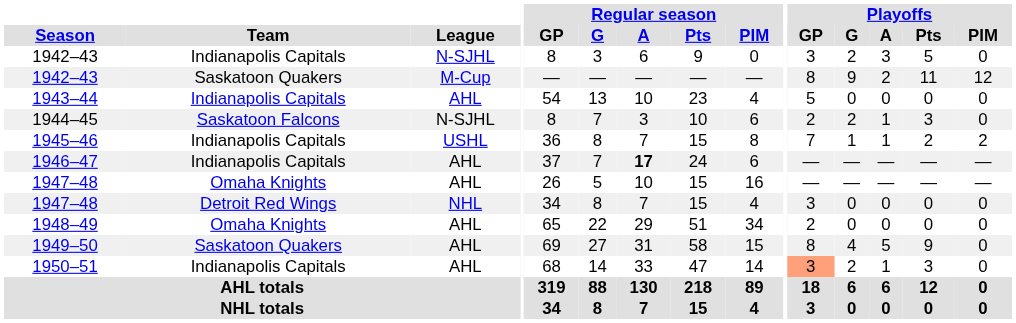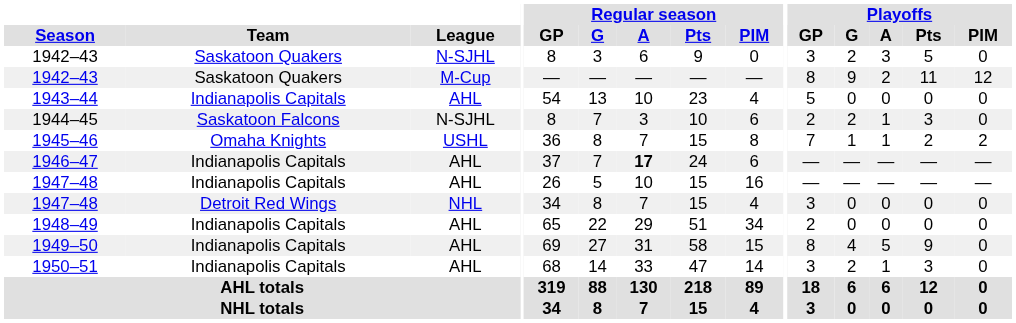(268, 56) Indianapolis Capitals -> (268, 56) Saskatoon Quakers
(268, 140) Indianapolis Capitals -> (268, 140) Omaha Knights
(268, 182) Omaha Knights -> (268, 182) Indianapolis Capitals
(268, 224) Omaha Knights -> (268, 224) Indianapolis Capitals
(268, 245) Saskatoon Quakers -> (268, 245) Indianapolis Capitals
(811, 266) lightsalmon background -> (811, 266) no background
